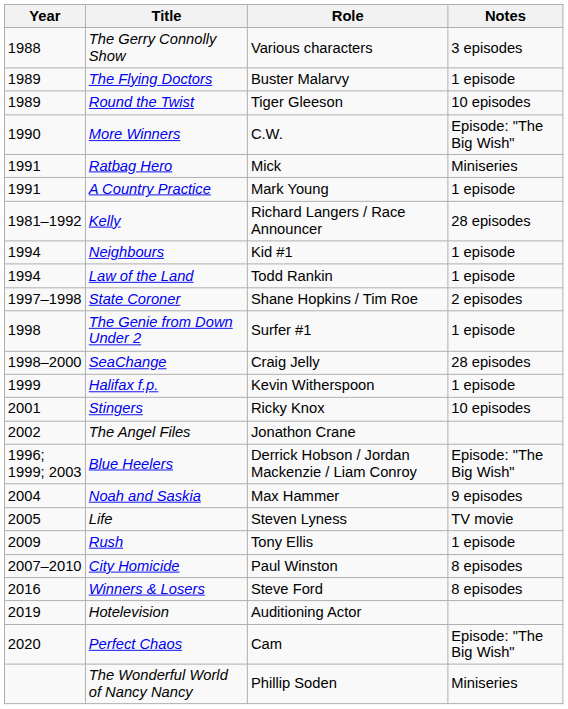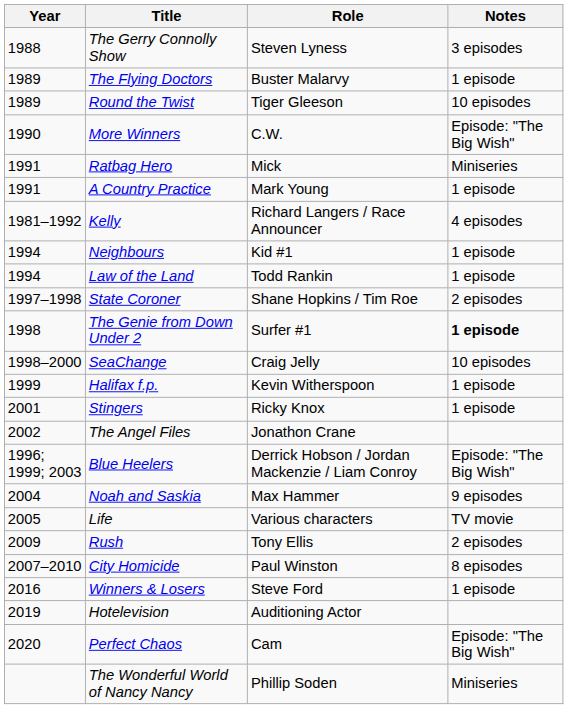(312, 47) Various characters -> (299, 47) Steven Lyness
(491, 220) 28 episodes -> (487, 220) 4 episodes
(483, 330) normal -> (485, 330) bold
(491, 362) 28 episodes -> (491, 362) 10 episodes
(491, 409) 10 episodes -> (483, 409) 1 episode
(299, 519) Steven Lyness -> (312, 519) Various characters
(483, 542) 1 episode -> (487, 542) 2 episodes
(487, 589) 8 episodes -> (483, 589) 1 episode
